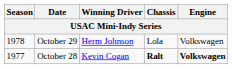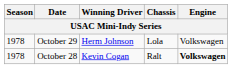(15, 55) 1977 -> (15, 55) 1978
(155, 55) bold -> (154, 55) normal
